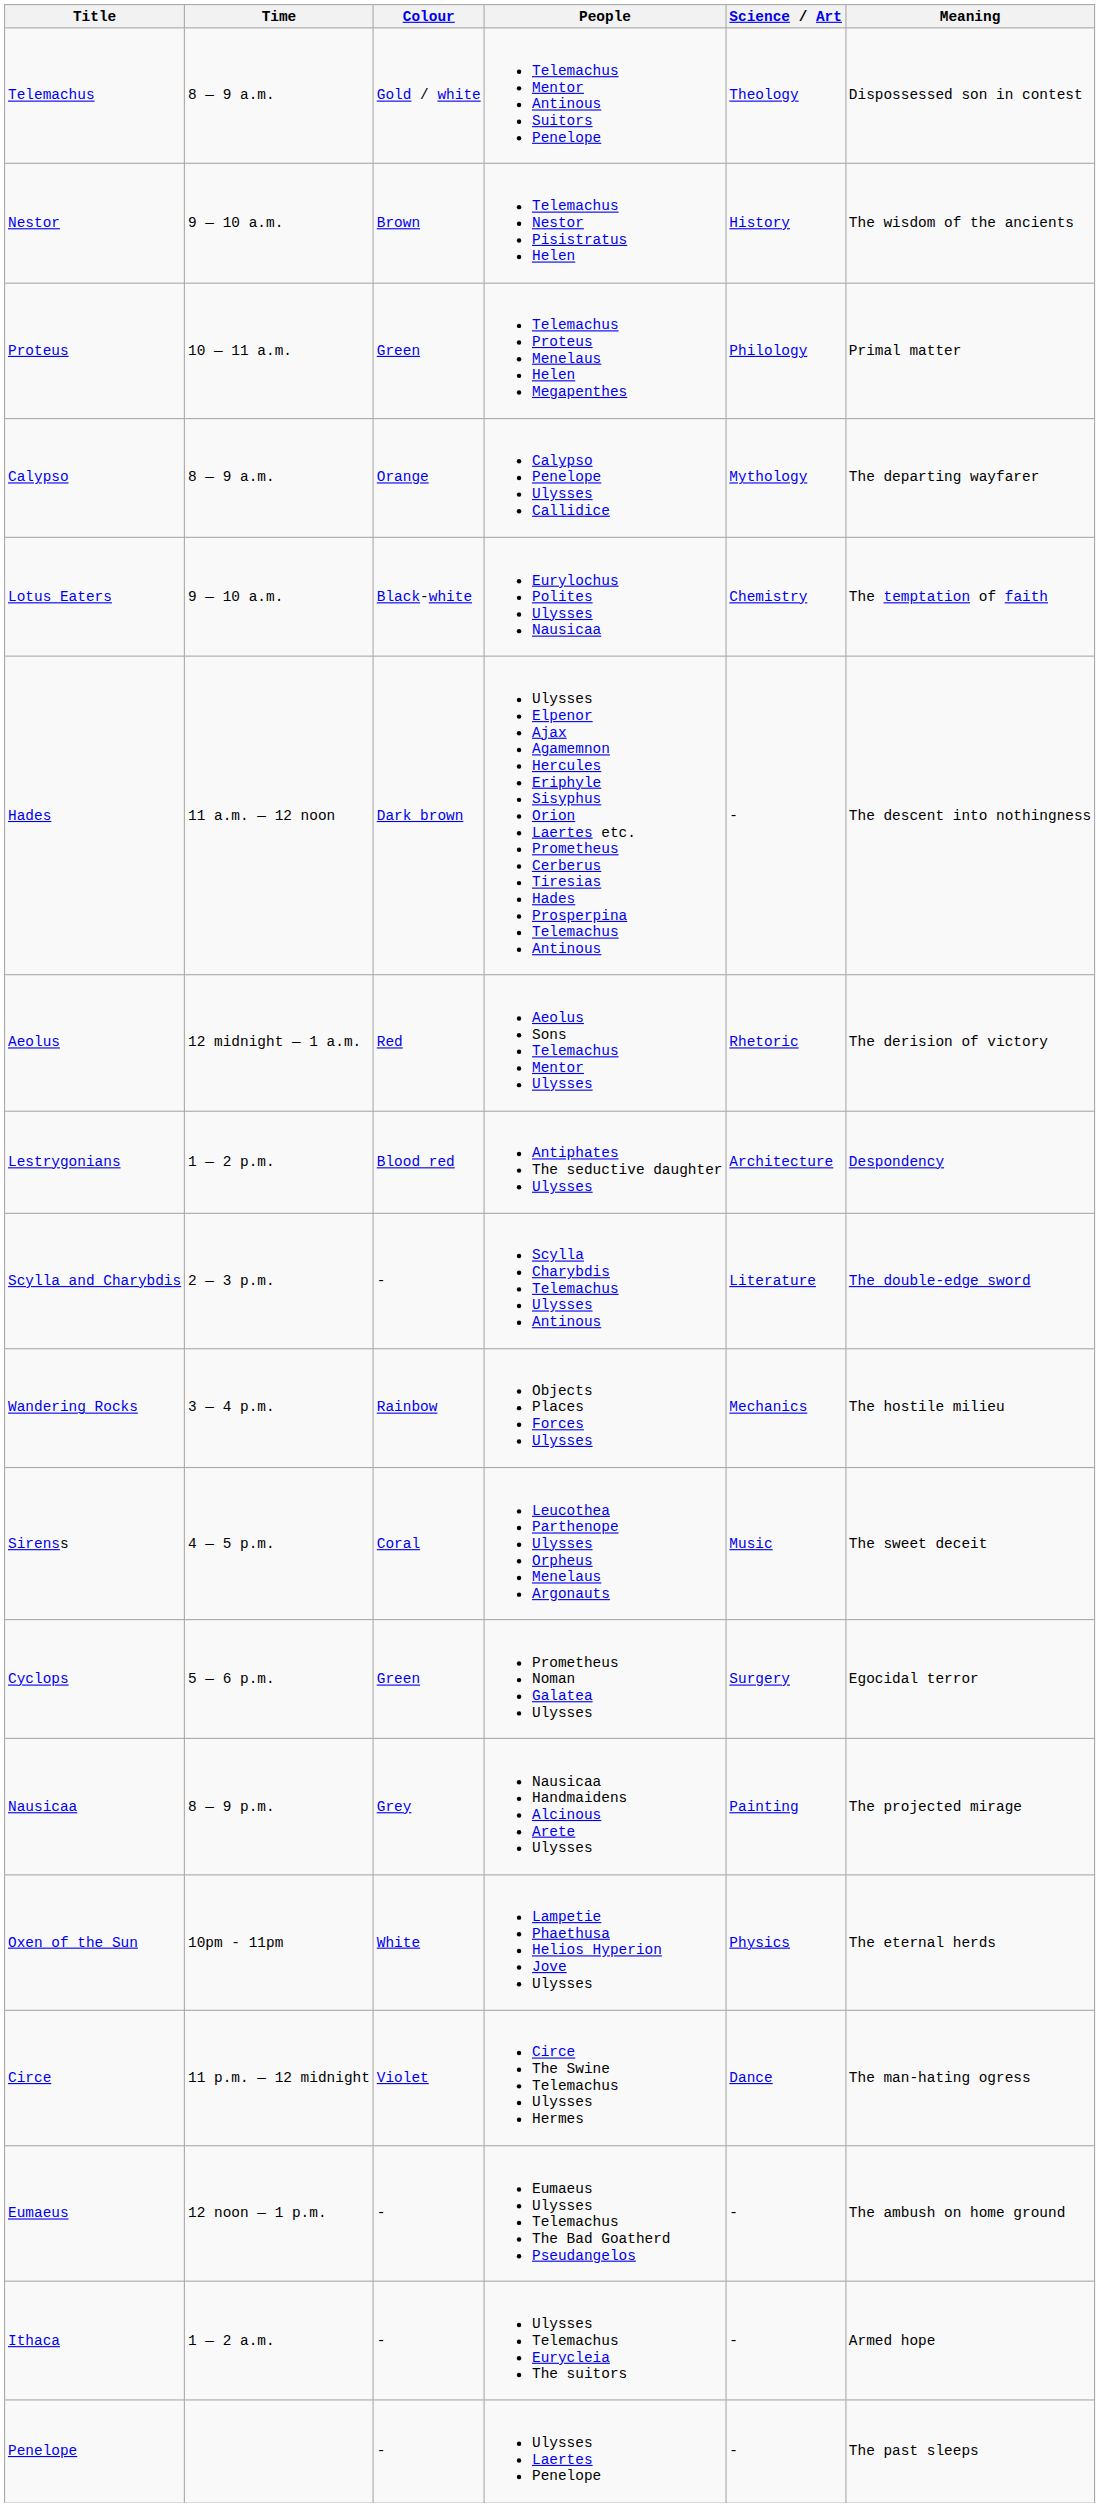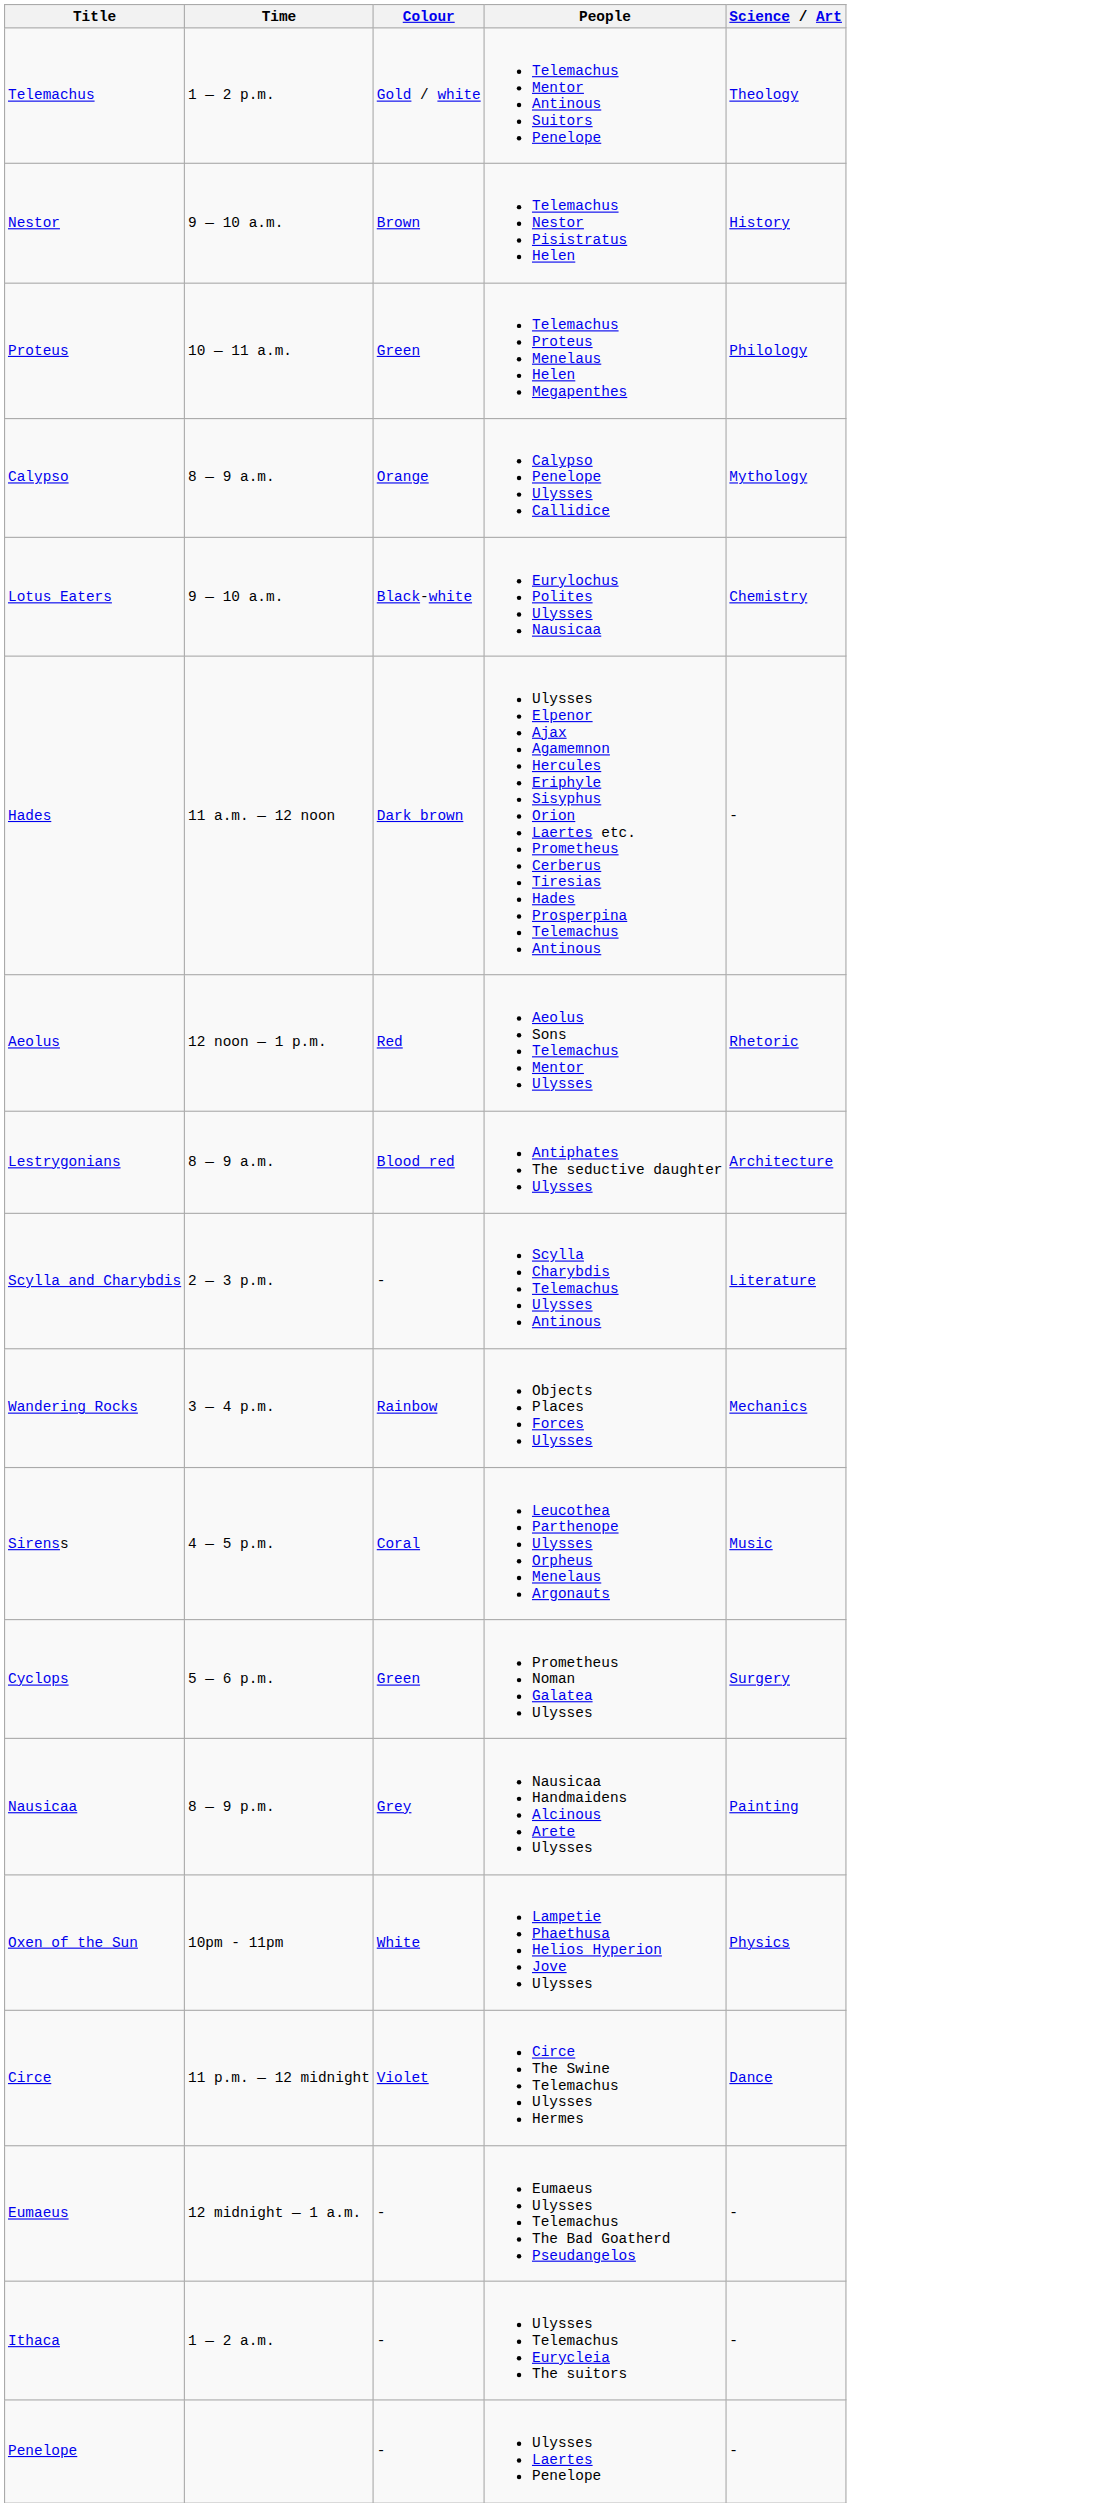- column: (970, 16)
(231, 96) 8 — 9 a.m. -> (231, 96) 1 — 2 p.m.
(275, 1043) 12 midnight — 1 a.m. -> (257, 1043) 12 noon — 1 p.m.
(231, 1162) 1 — 2 p.m. -> (231, 1162) 8 — 9 a.m.
(257, 2214) 12 noon — 1 p.m. -> (275, 2214) 12 midnight — 1 a.m.
